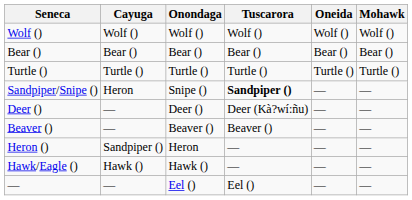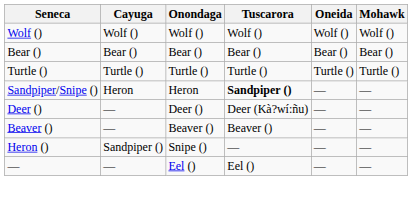(188, 90) Snipe () -> (183, 90) Heron
(183, 147) Heron -> (188, 147) Snipe ()
- row: (46, 166)
